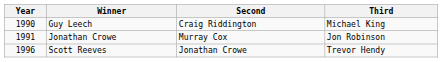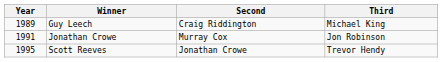(25, 24) 1990 -> (25, 24) 1989
(25, 50) 1996 -> (25, 50) 1995
